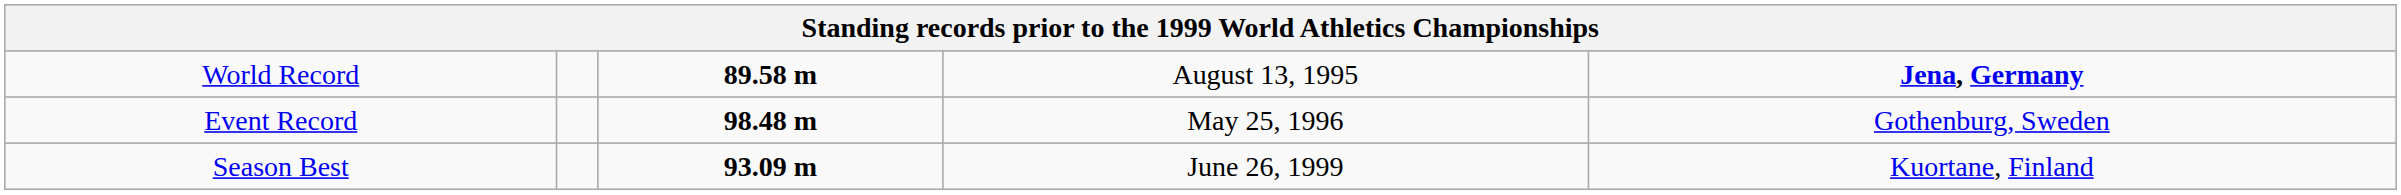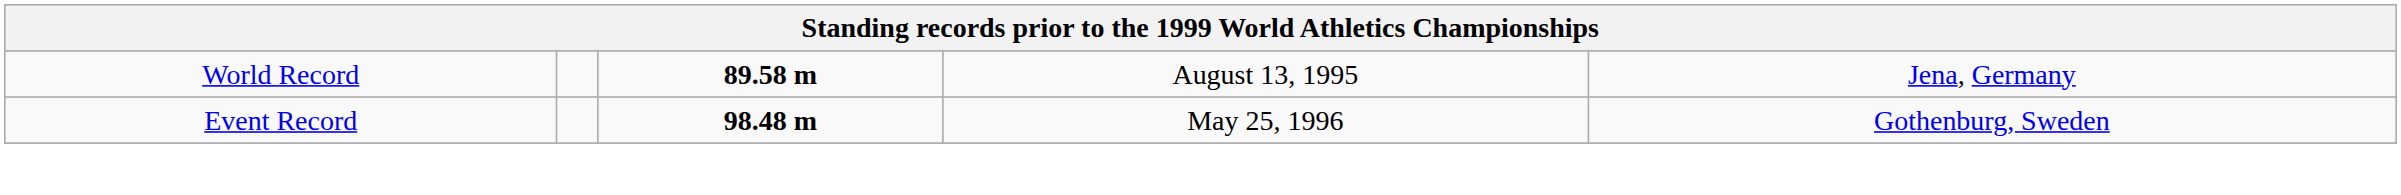(1992, 73) bold -> (1992, 73) normal
- row: (281, 165)
